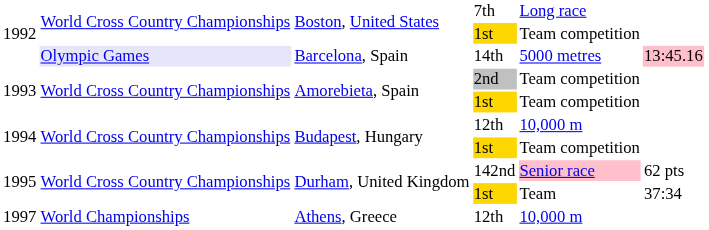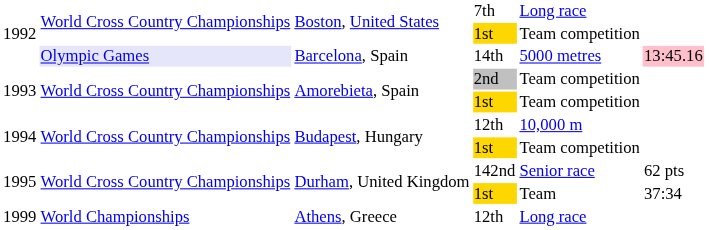(557, 170) pink background -> (557, 170) no background
(20, 216) 1997 -> (20, 216) 1999
(551, 216) 10,000 m -> (553, 216) Long race
